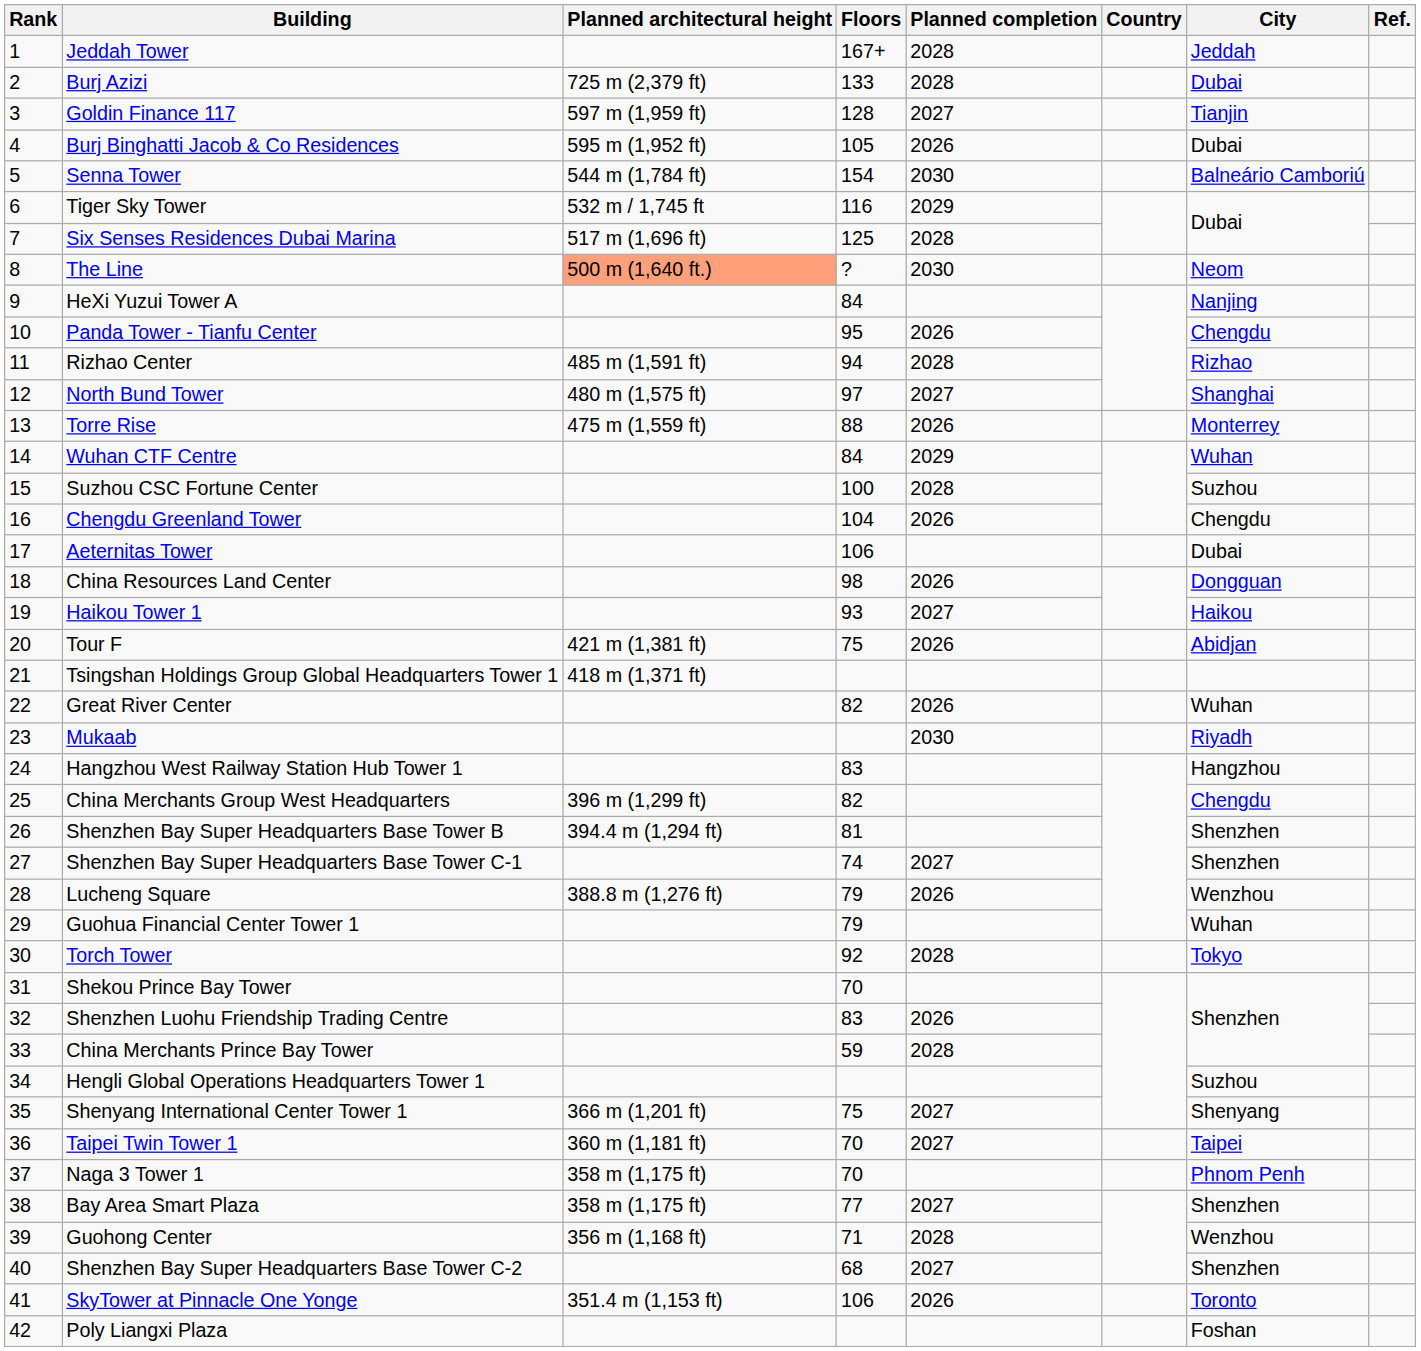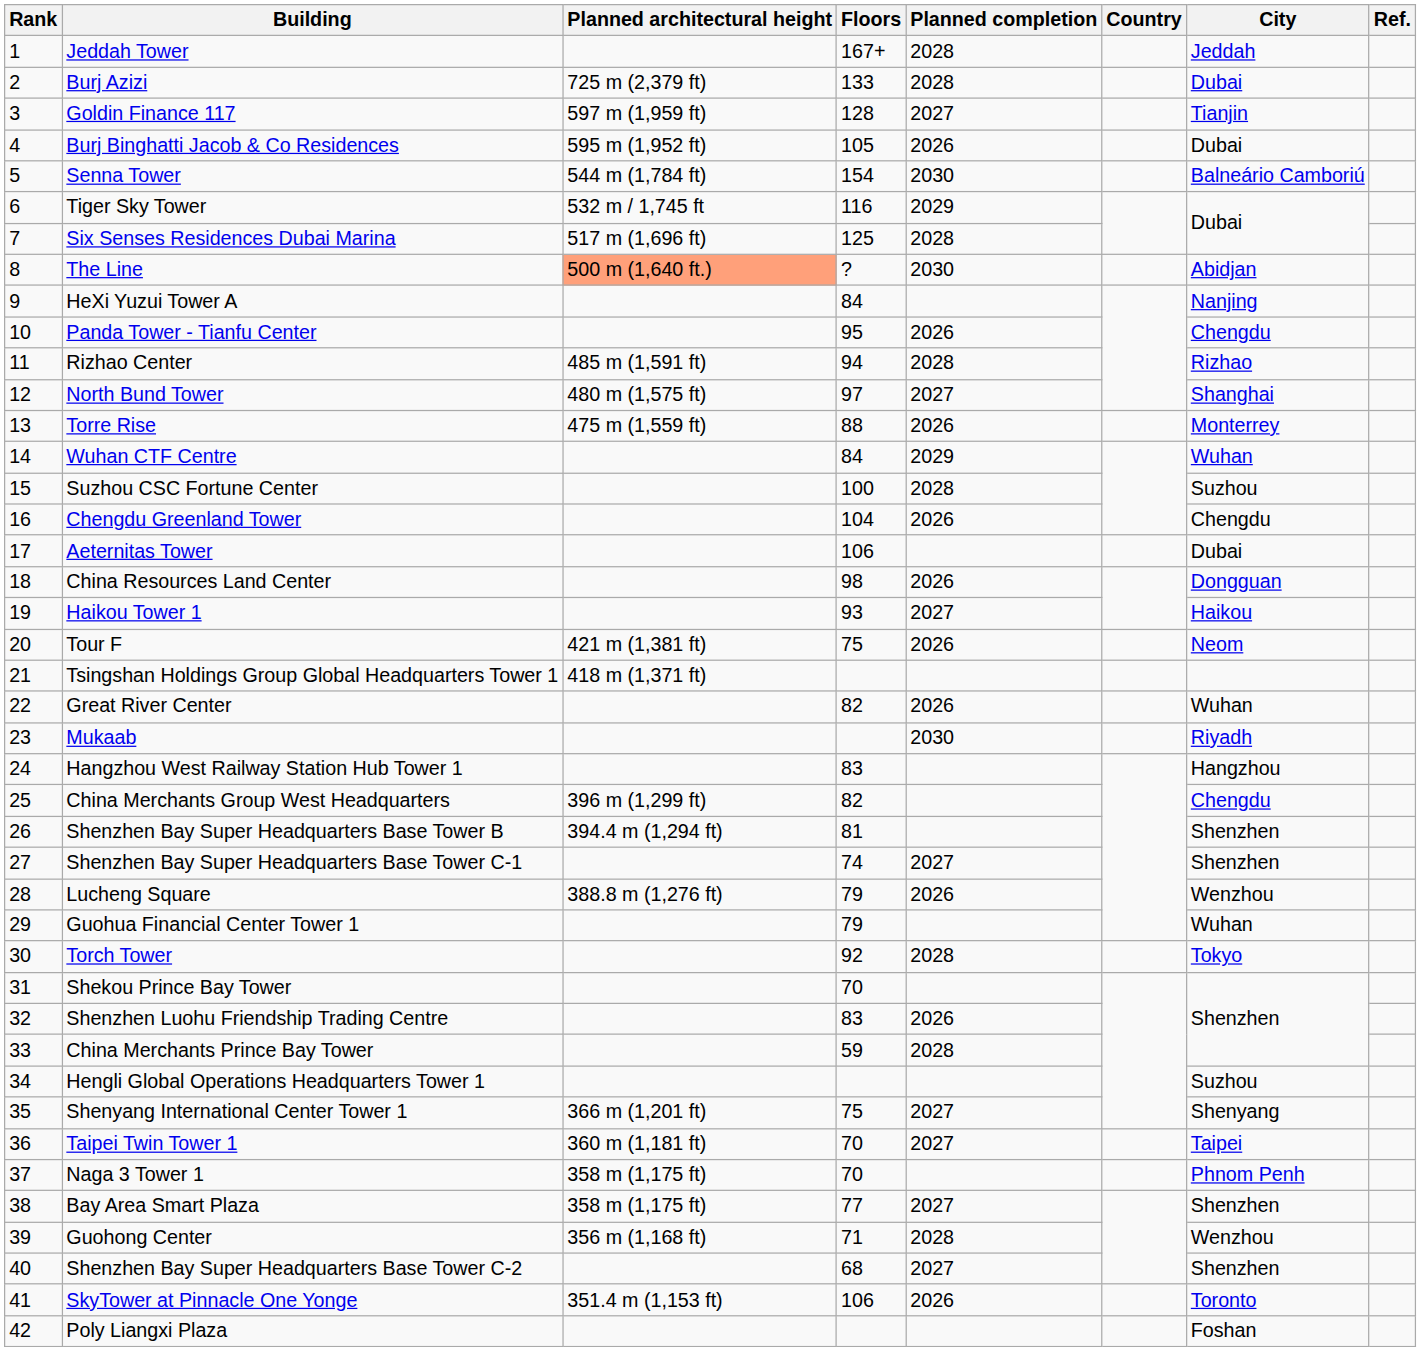(1217, 269) Neom -> (1224, 269) Abidjan
(1224, 644) Abidjan -> (1217, 644) Neom
